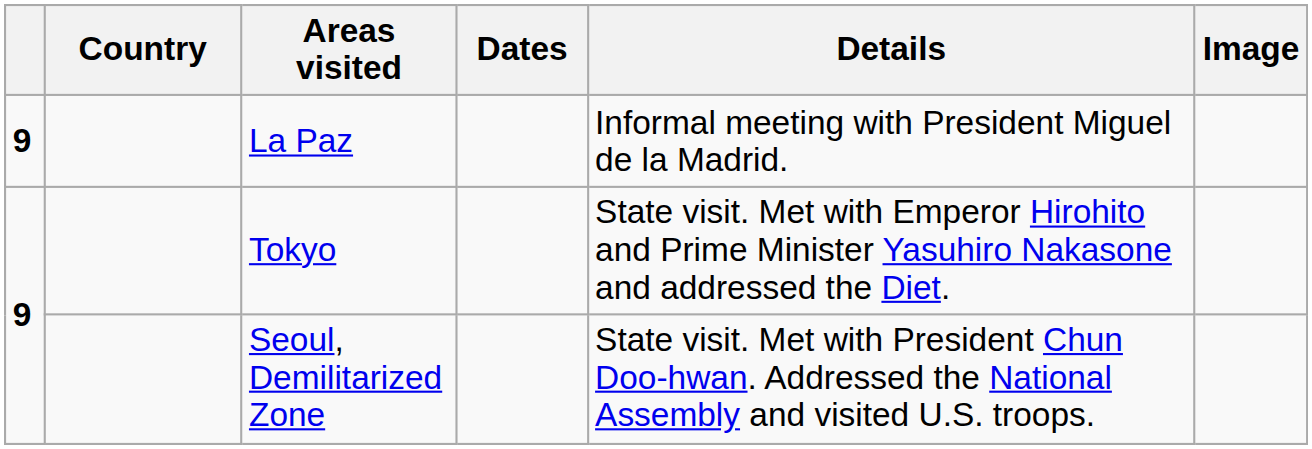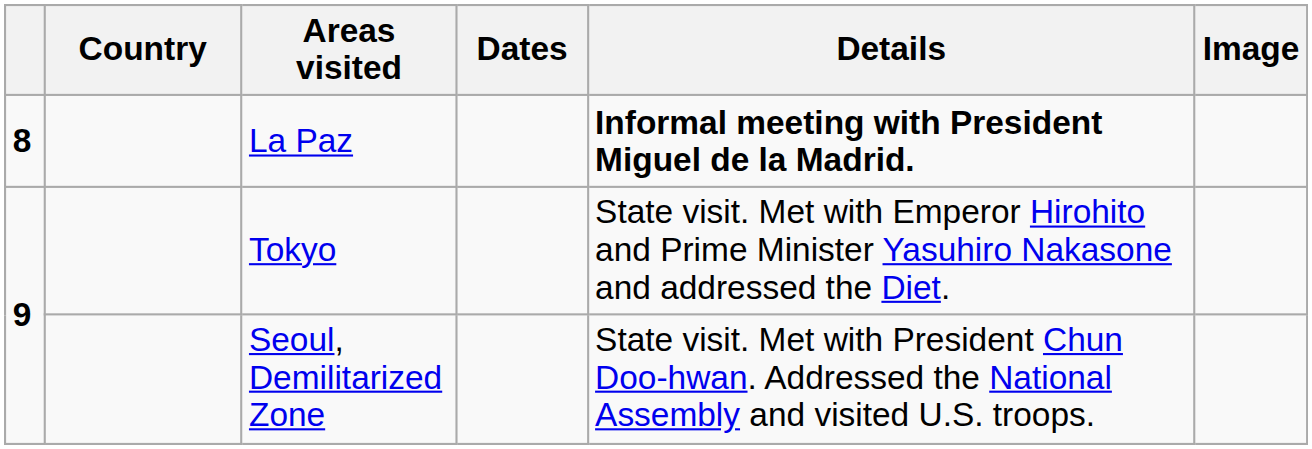(22, 140) 9 -> (22, 140) 8
(883, 140) normal -> (849, 140) bold
